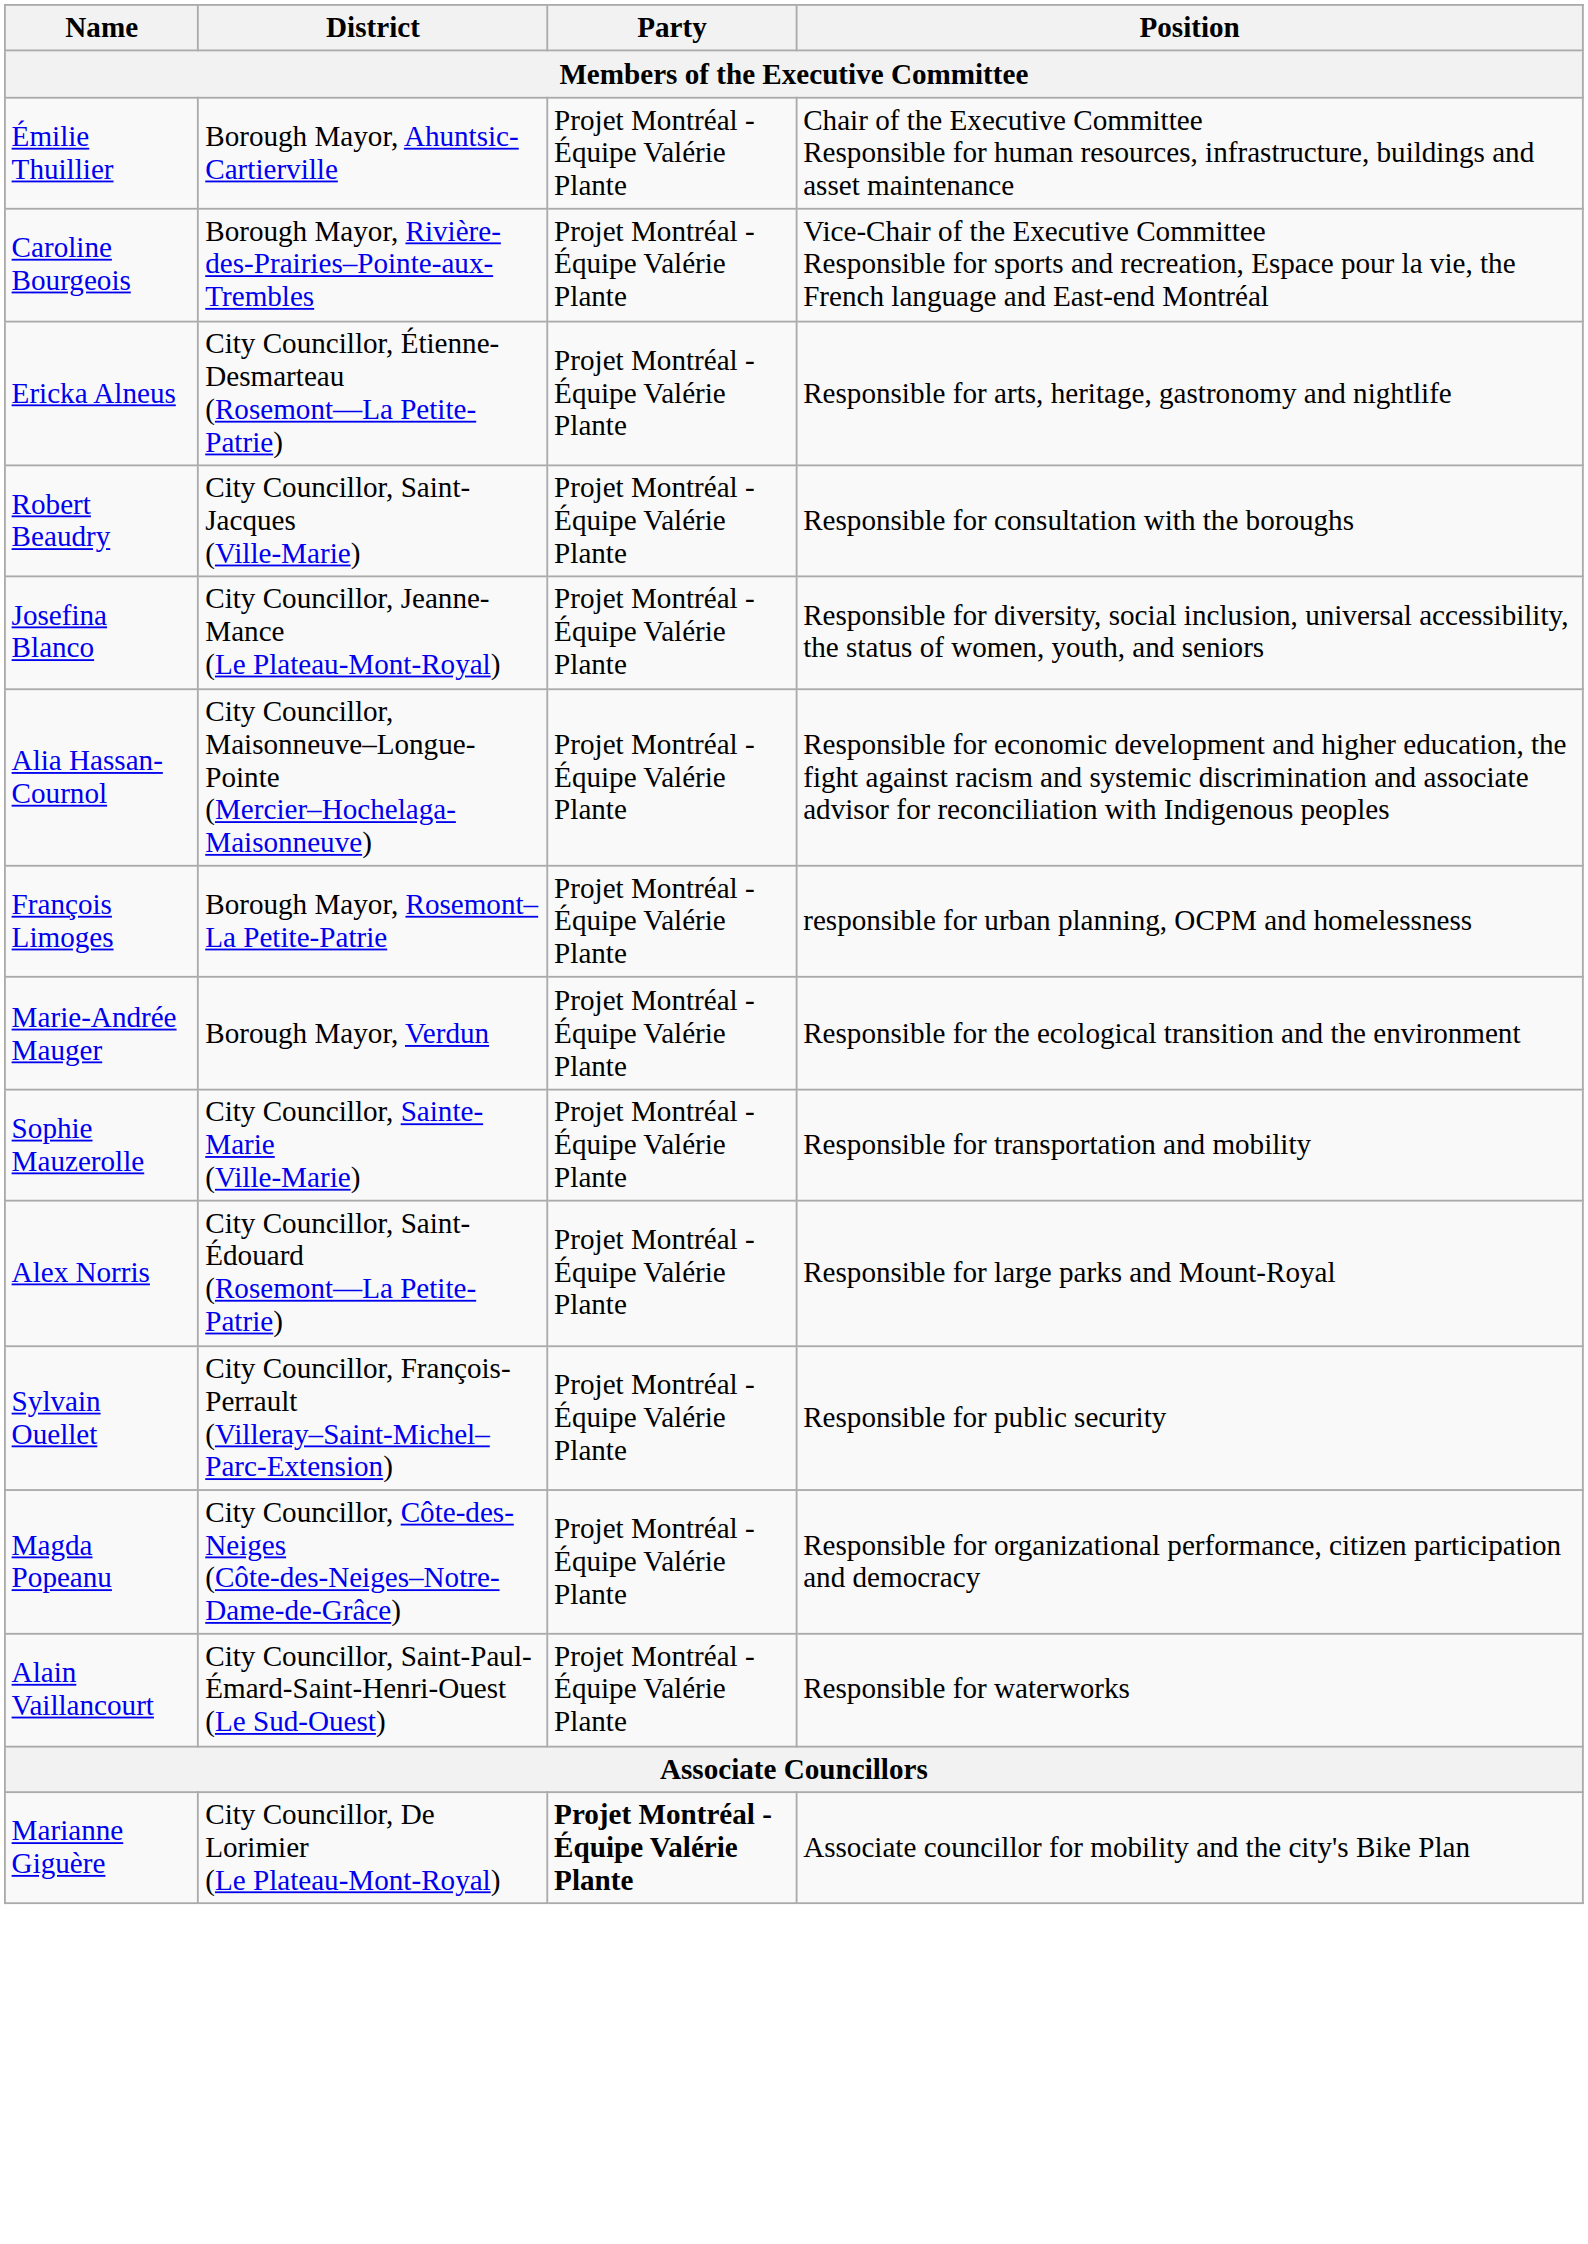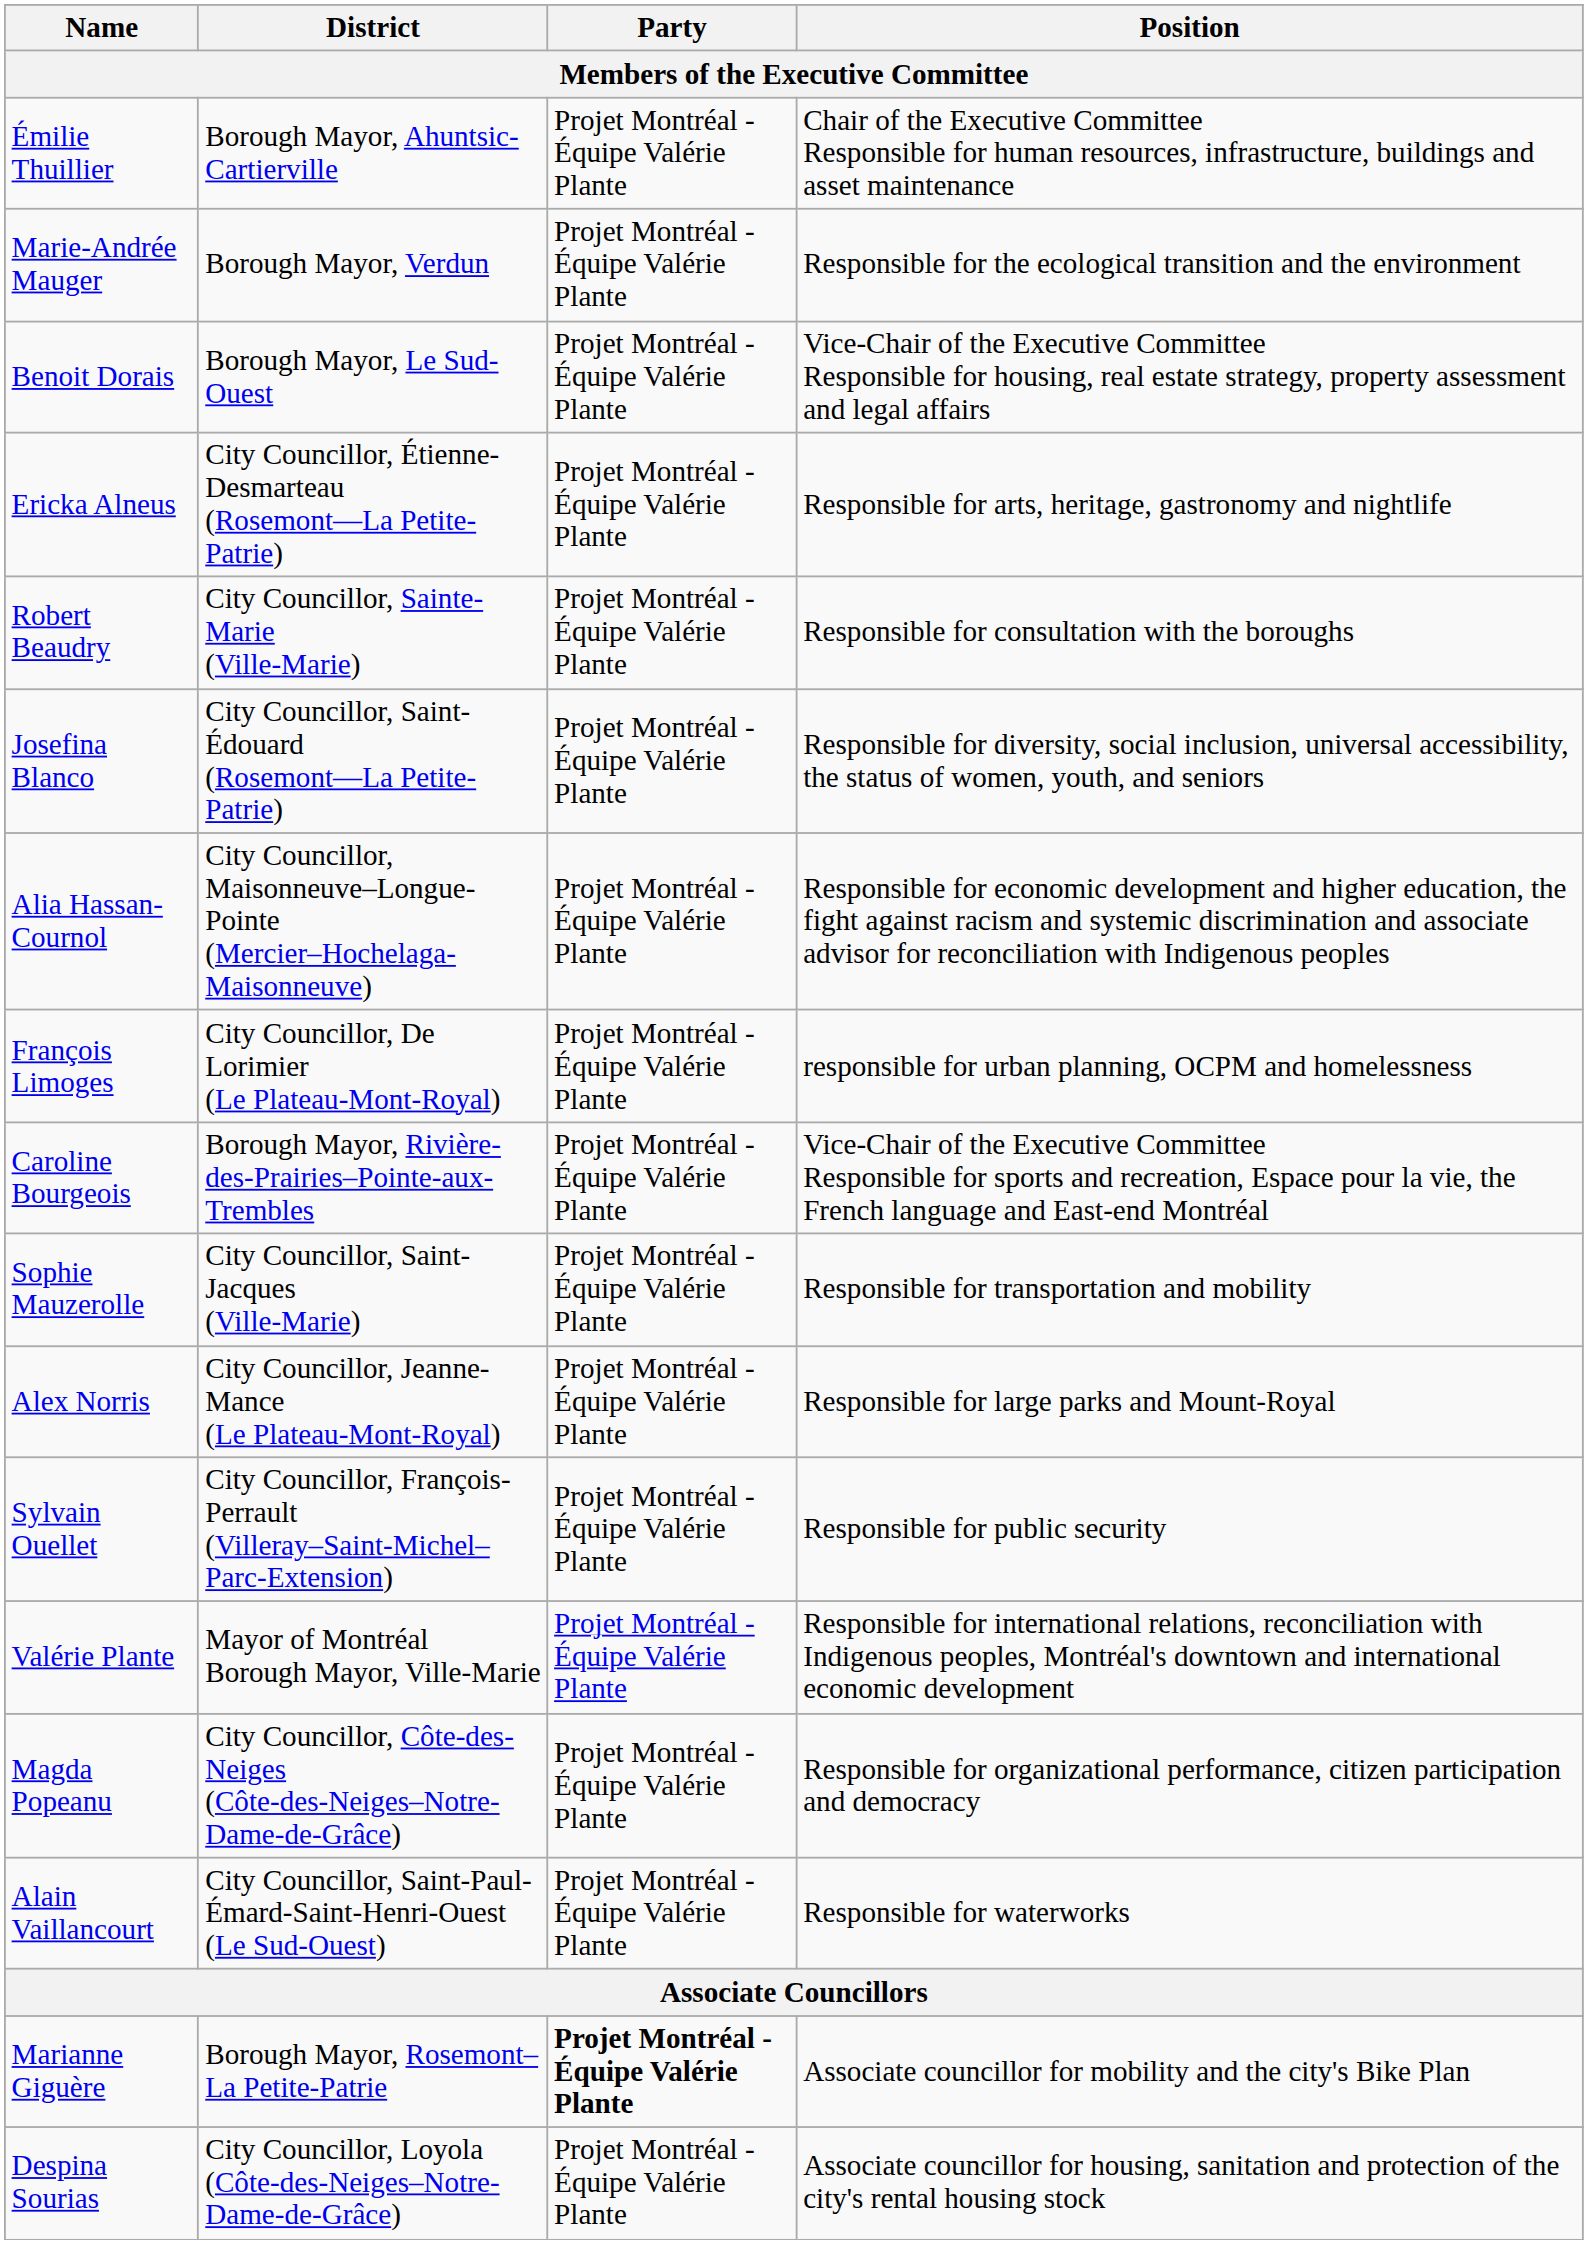rows swapped: (71, 264) <-> (94, 1032)
+ row: (93, 376)
(338, 520) City Councillor, Saint-Jacques (Ville-Marie) -> (344, 632) City Councillor, Sainte-Marie (Ville-Marie)
(353, 632) City Councillor, Jeanne-Mance (Le Plateau-Mont-Royal) -> (341, 760) City Councillor, Saint-Édouard (Rosemont—La Petite-Patrie)
(372, 921) Borough Mayor, Rosemont–La Petite-Patrie -> (353, 1065) City Councillor, De Lorimier (Le Plateau-Mont-Royal)
(344, 1144) City Councillor, Sainte-Marie (Ville-Marie) -> (338, 1289) City Councillor, Saint-Jacques (Ville-Marie)
(341, 1272) City Councillor, Saint-Édouard (Rosemont—La Petite-Patrie) -> (353, 1400) City Councillor, Jeanne-Mance (Le Plateau-Mont-Royal)
+ row: (93, 1656)
(353, 1847) City Councillor, De Lorimier (Le Plateau-Mont-Royal) -> (372, 2070) Borough Mayor, Rosemont–La Petite-Patrie
+ row: (59, 2182)
